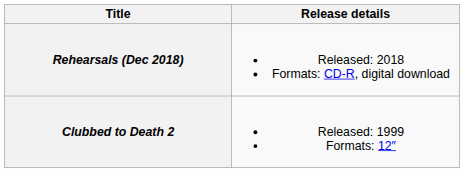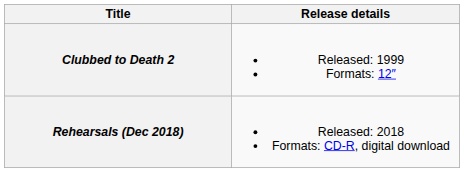rows swapped: (118, 131) <-> (118, 59)
